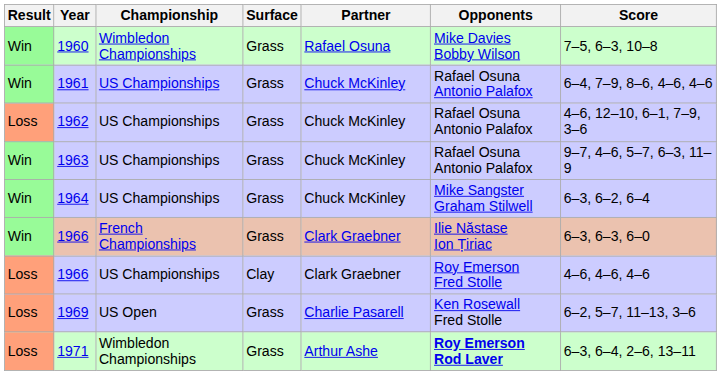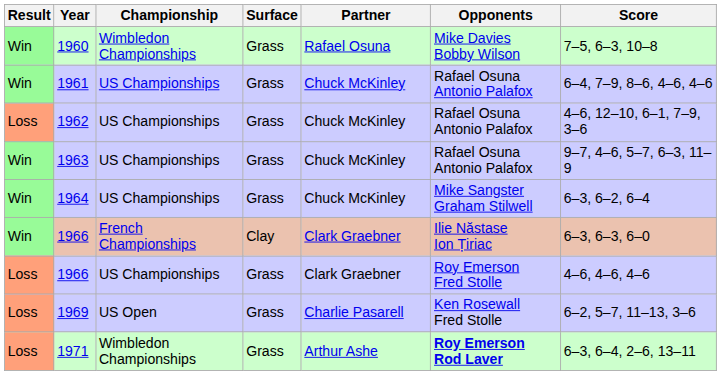(265, 236) Grass -> (260, 236) Clay
(260, 274) Clay -> (265, 274) Grass
